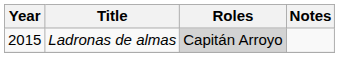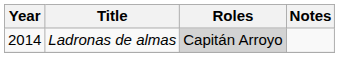(25, 40) 2015 -> (25, 40) 2014
